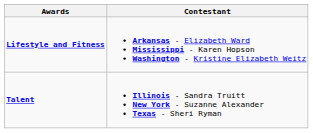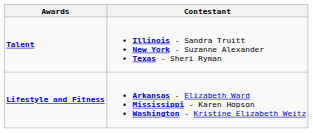rows swapped: (55, 45) <-> (20, 100)
